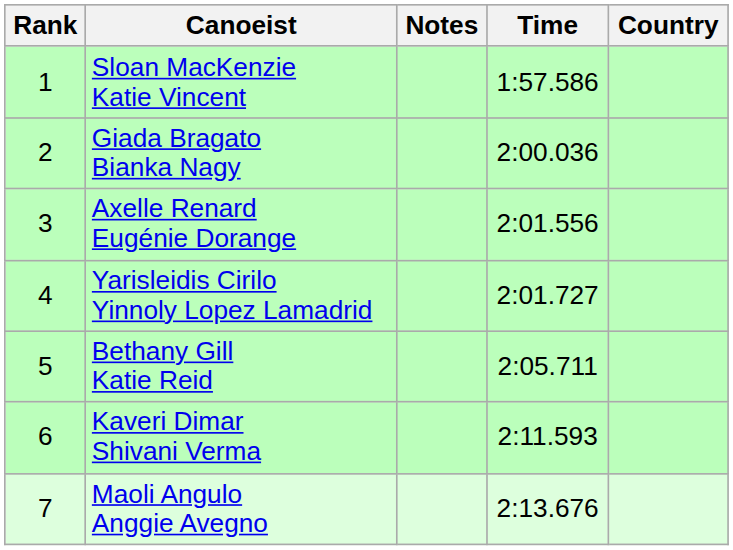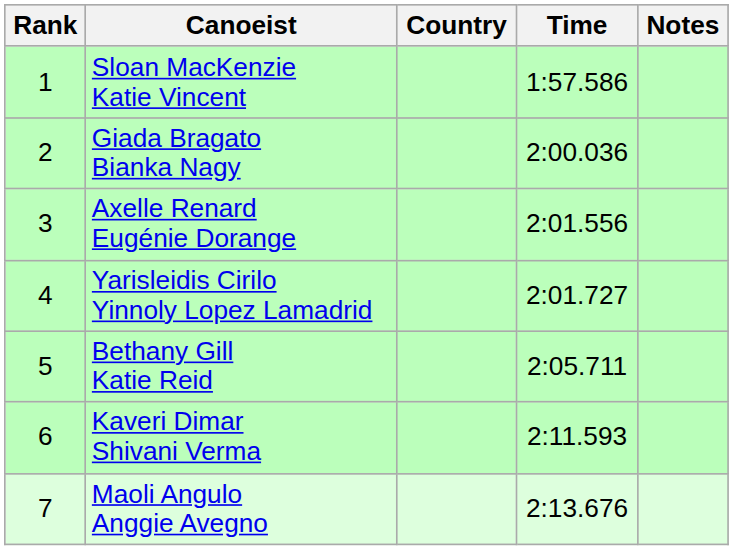columns swapped: (668, 25) <-> (442, 25)
